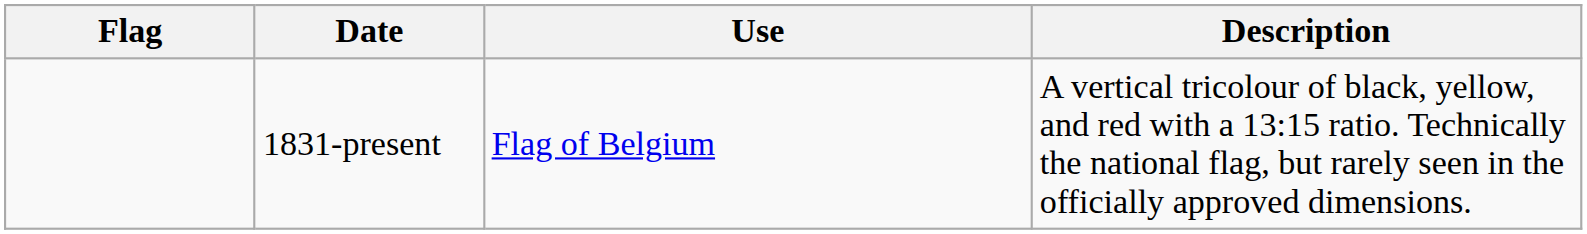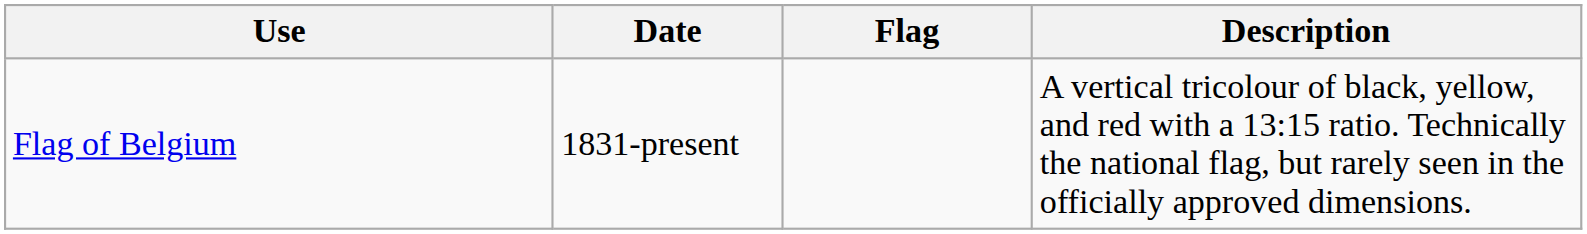columns swapped: (130, 31) <-> (758, 31)
